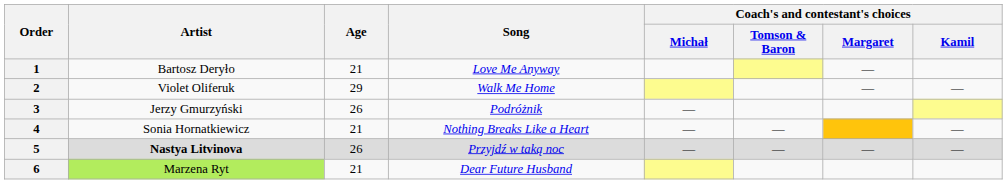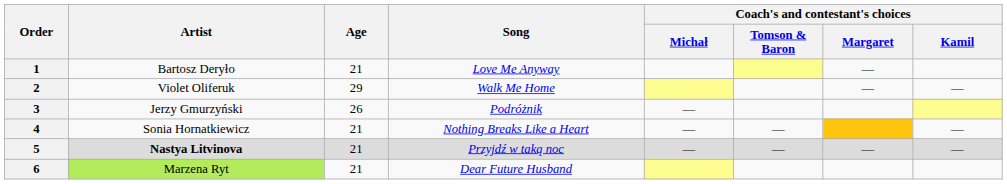(356, 149) 26 -> (356, 149) 21
